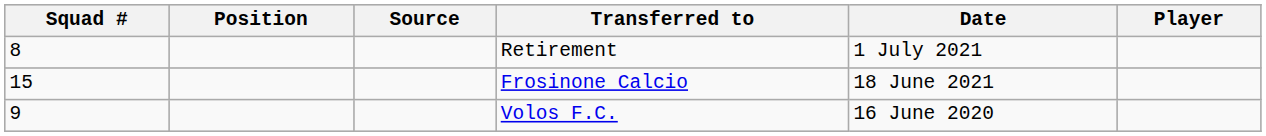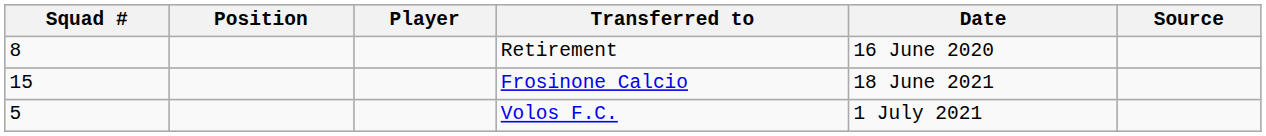columns swapped: (1189, 21) <-> (425, 21)
(918, 52) 1 July 2021 -> (924, 52) 16 June 2020
(15, 115) 9 -> (15, 115) 5
(924, 115) 16 June 2020 -> (918, 115) 1 July 2021
